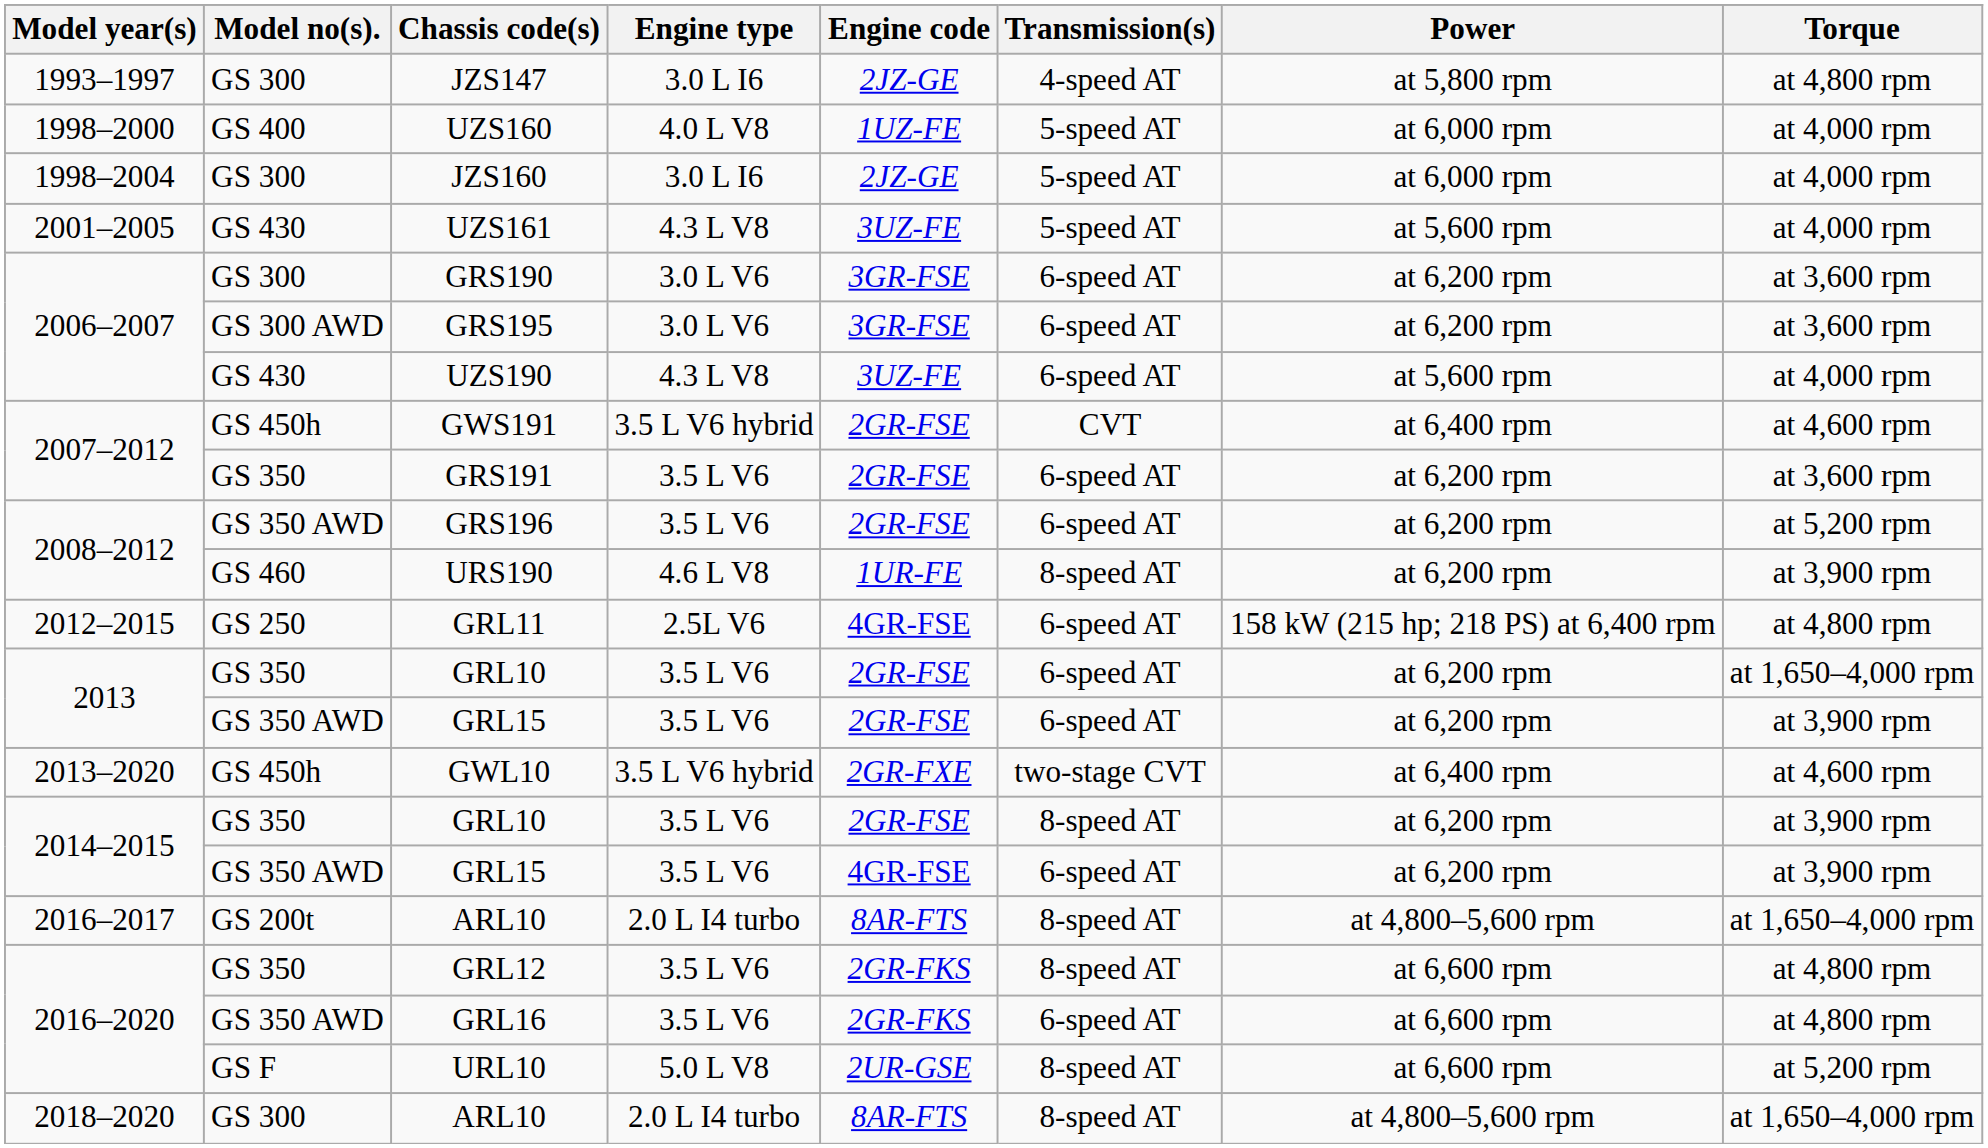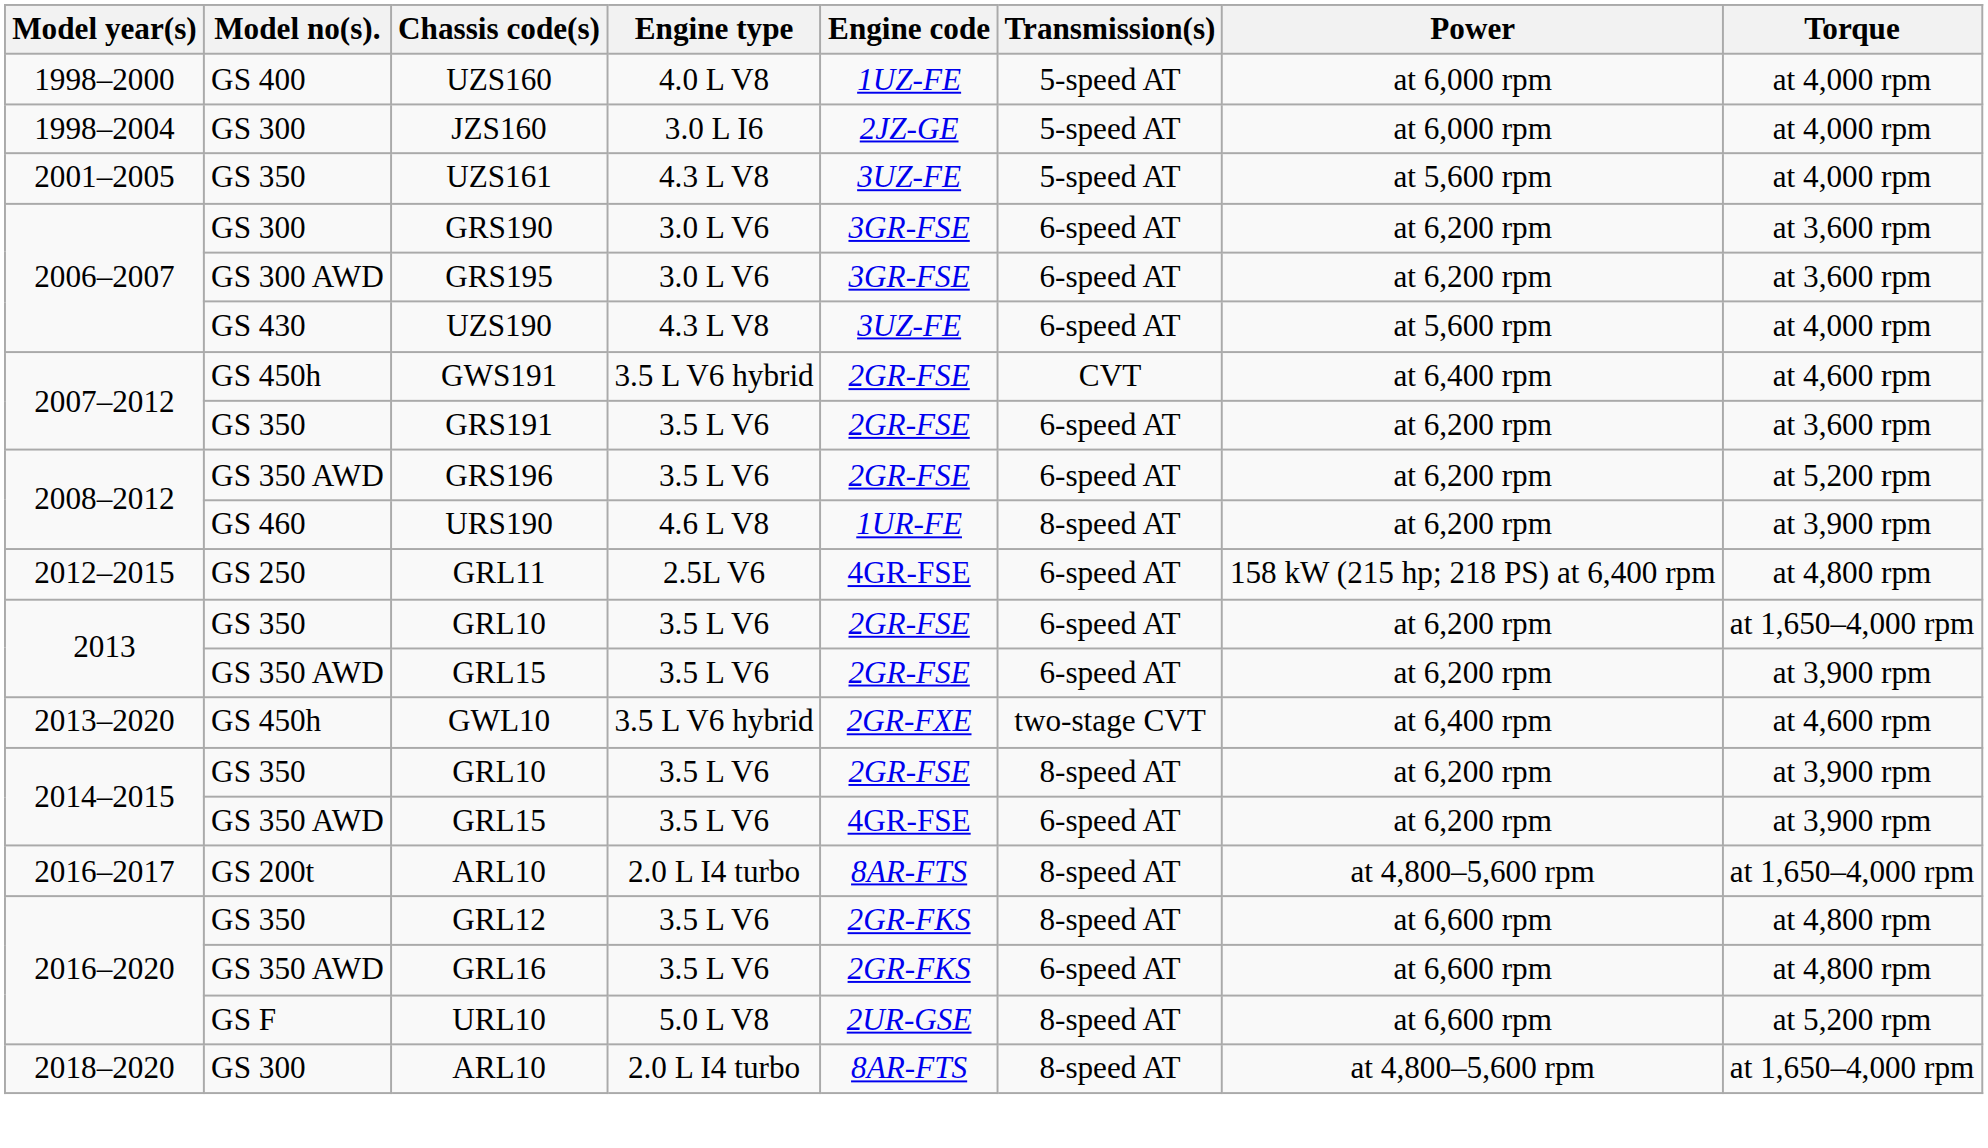- row: (104, 78)
(258, 227) GS 430 -> (258, 177) GS 350
